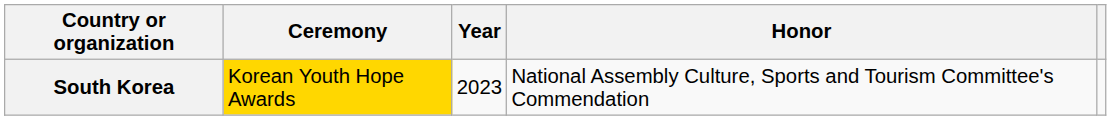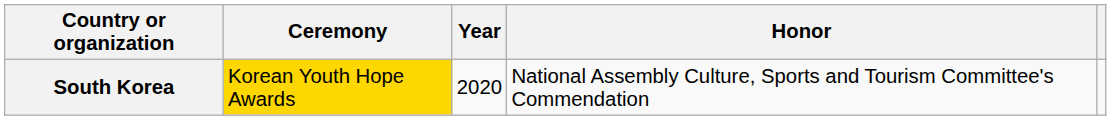(479, 87) 2023 -> (479, 87) 2020
